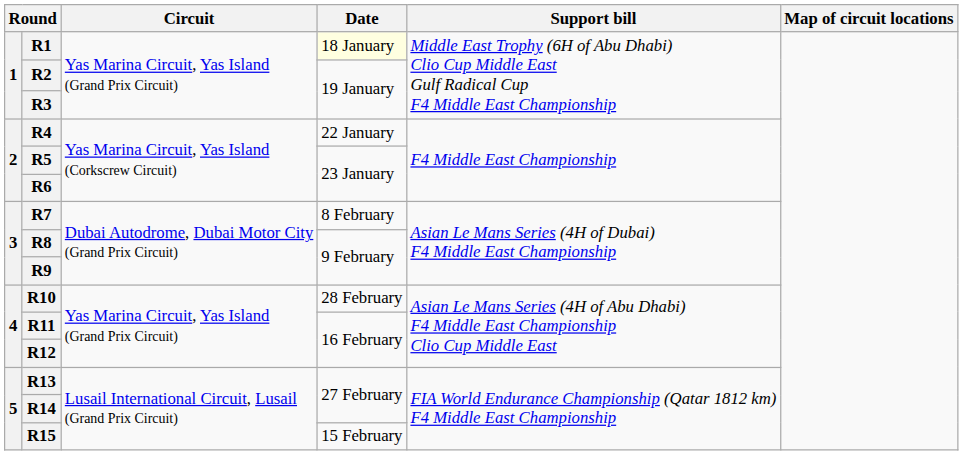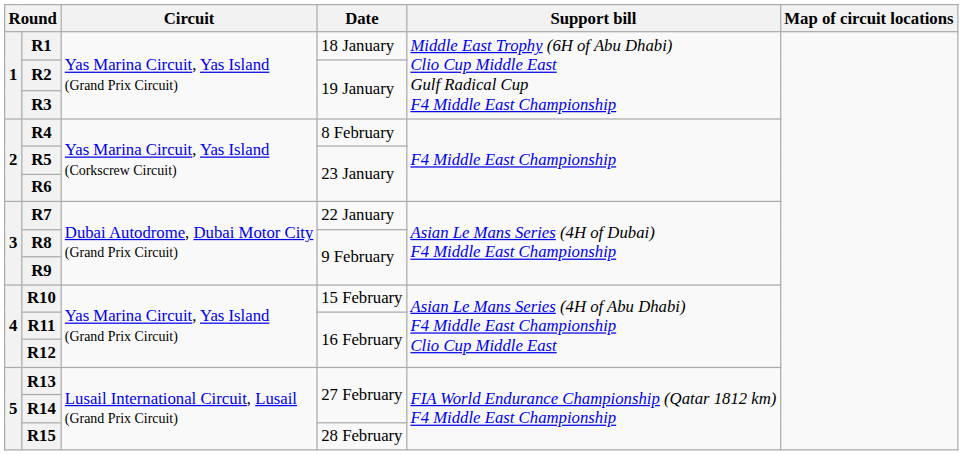(358, 45) lightyellow background -> (358, 45) no background
(358, 132) 22 January -> (358, 132) 8 February
(358, 214) 8 February -> (358, 214) 22 January
(362, 297) 28 February -> (362, 297) 15 February
(362, 435) 15 February -> (362, 435) 28 February
